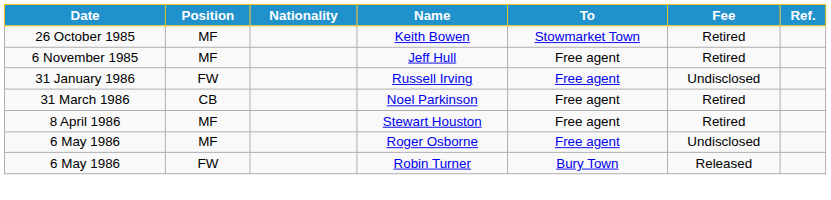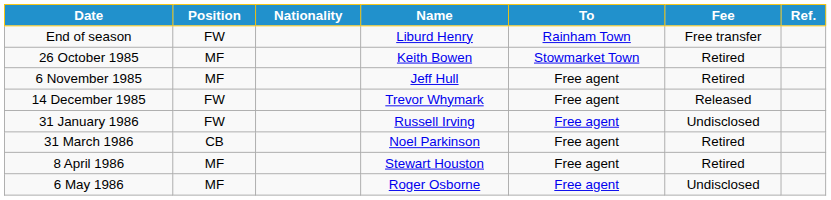+ row: (435, 37)
+ row: (435, 100)
- row: (432, 164)
